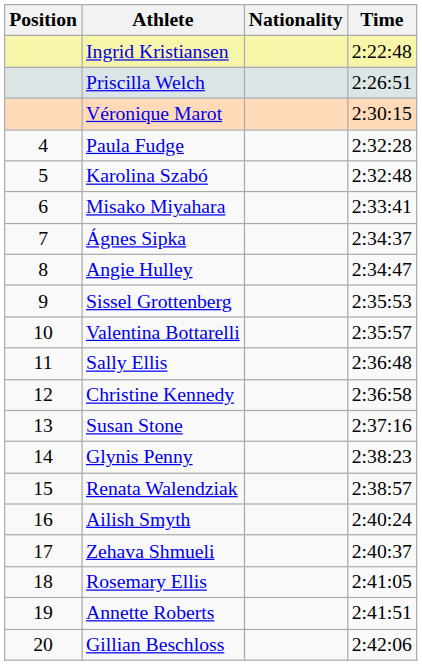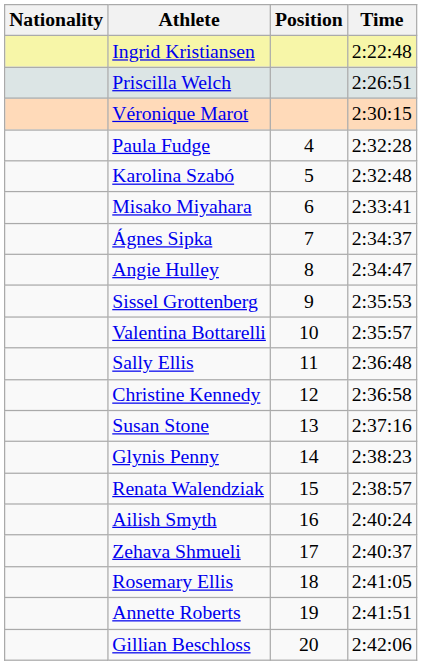columns swapped: (43, 20) <-> (296, 20)
